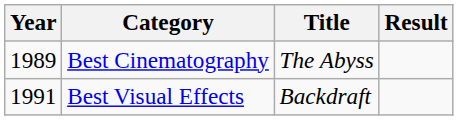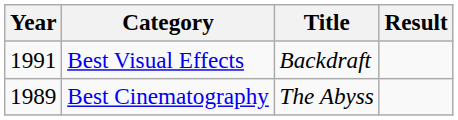rows swapped: (168, 59) <-> (156, 96)
